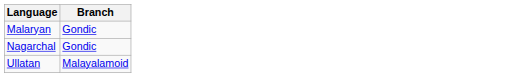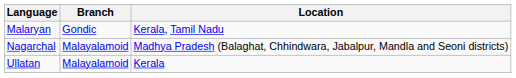+ column: (321, 13)
(79, 47) Gondic -> (95, 47) Malayalamoid
